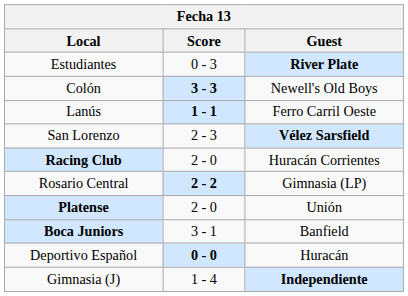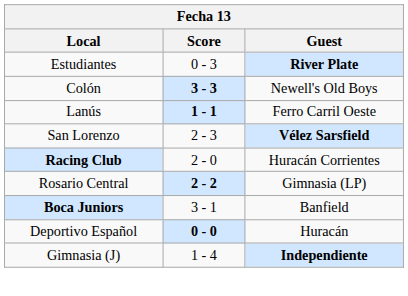- row: (84, 207)
